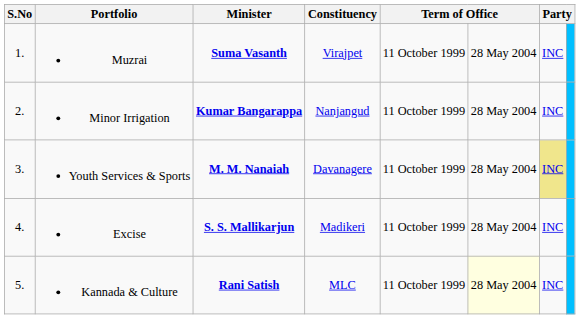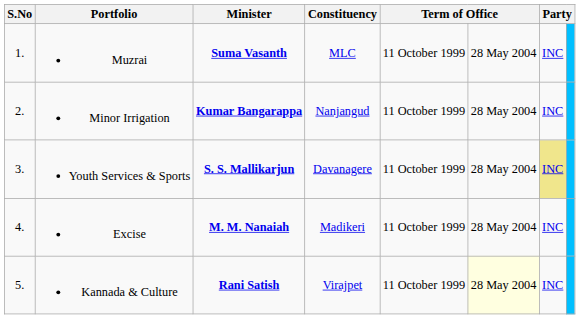(342, 53) Virajpet -> (342, 53) MLC
(249, 169) M. M. Nanaiah -> (249, 169) S. S. Mallikarjun
(249, 227) S. S. Mallikarjun -> (249, 227) M. M. Nanaiah
(342, 285) MLC -> (342, 285) Virajpet
